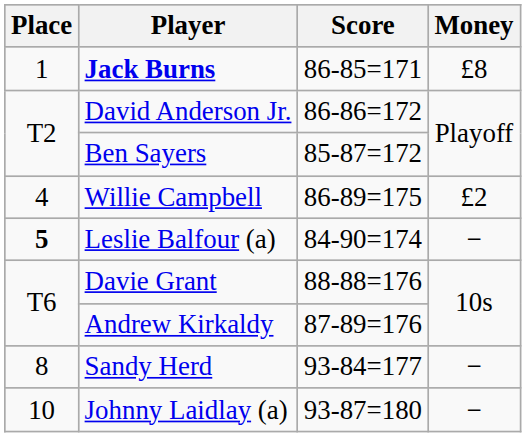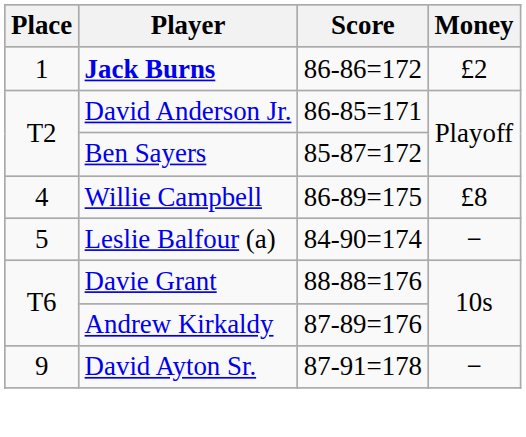(363, 68) 86-85=171 -> (363, 68) 86-86=172
(474, 68) £8 -> (474, 68) £2
(363, 111) 86-86=172 -> (363, 111) 86-85=171
(474, 196) £2 -> (474, 196) £8
(42, 238) bold -> (42, 238) normal
- row: (148, 366)
+ row: (170, 366)
- row: (186, 409)
